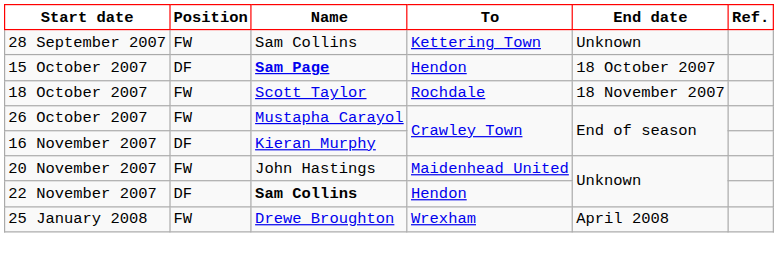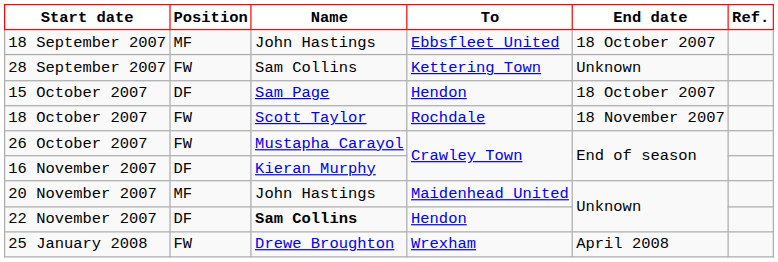+ row: (87, 42)
(292, 68) bold -> (292, 93) normal
(183, 168) FW -> (183, 194) MF
